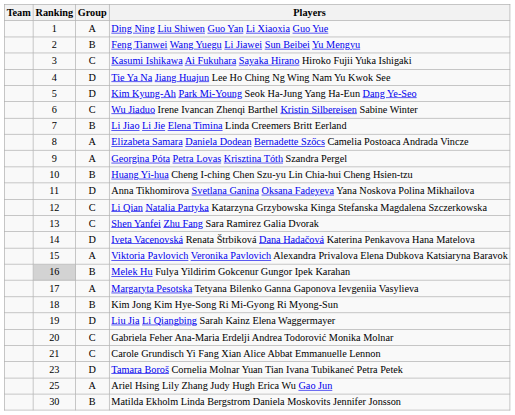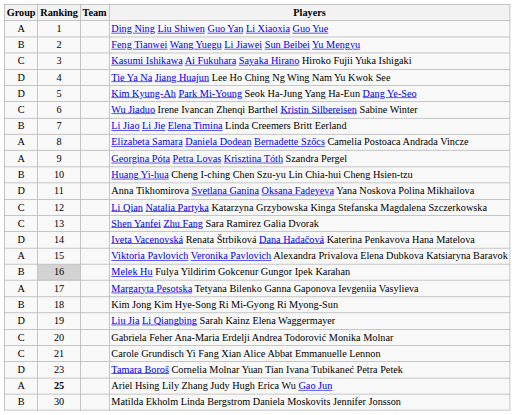columns swapped: (19, 12) <-> (92, 12)
(54, 386) normal -> (59, 386) bold
